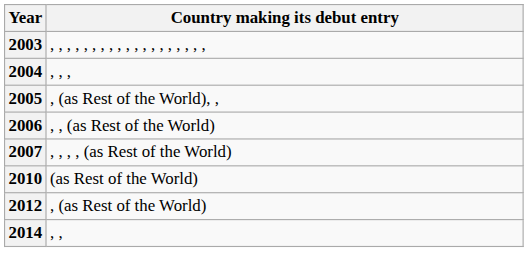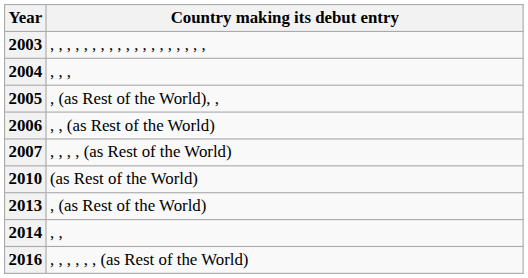- row: (25, 206)
+ row: (25, 206)
+ row: (25, 259)
